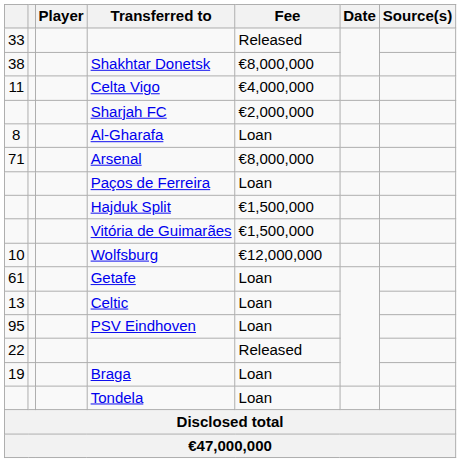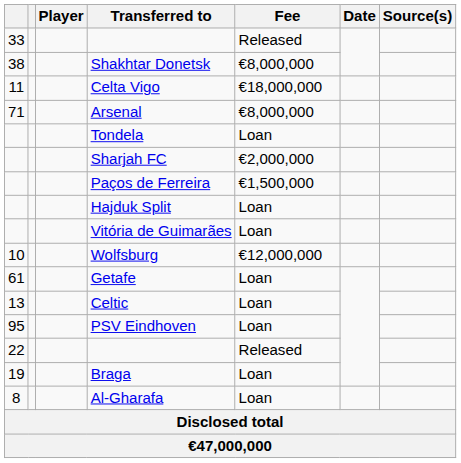(276, 87) €4,000,000 -> (280, 87) €18,000,000
rows swapped: (16, 112) <-> (16, 159)
rows swapped: (16, 398) <-> (16, 135)
(255, 183) Loan -> (276, 183) €1,500,000
(276, 207) €1,500,000 -> (255, 207) Loan
(276, 231) €1,500,000 -> (255, 231) Loan
